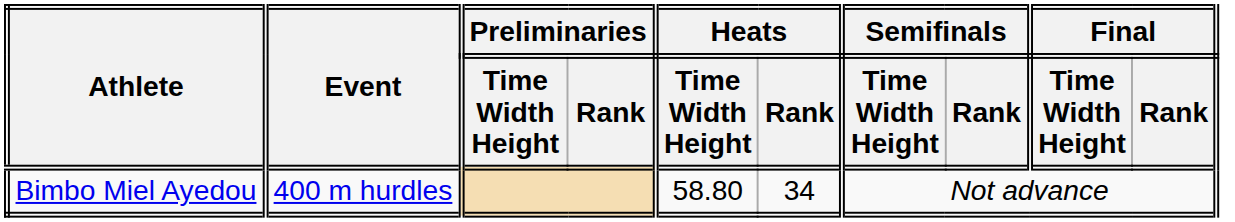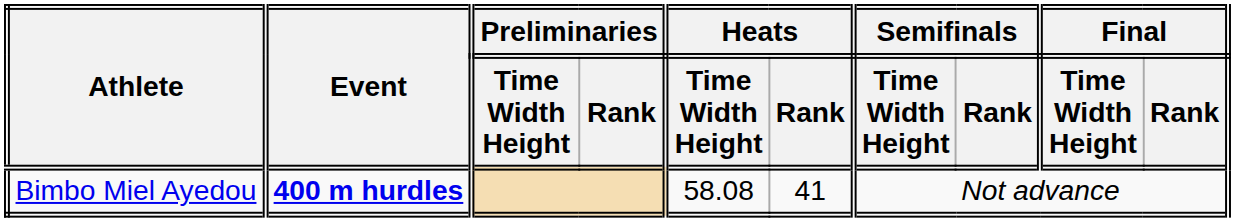(363, 191) normal -> (368, 191) bold
(708, 191) 58.80 -> (719, 191) 58.08
(799, 191) 34 -> (810, 191) 41
